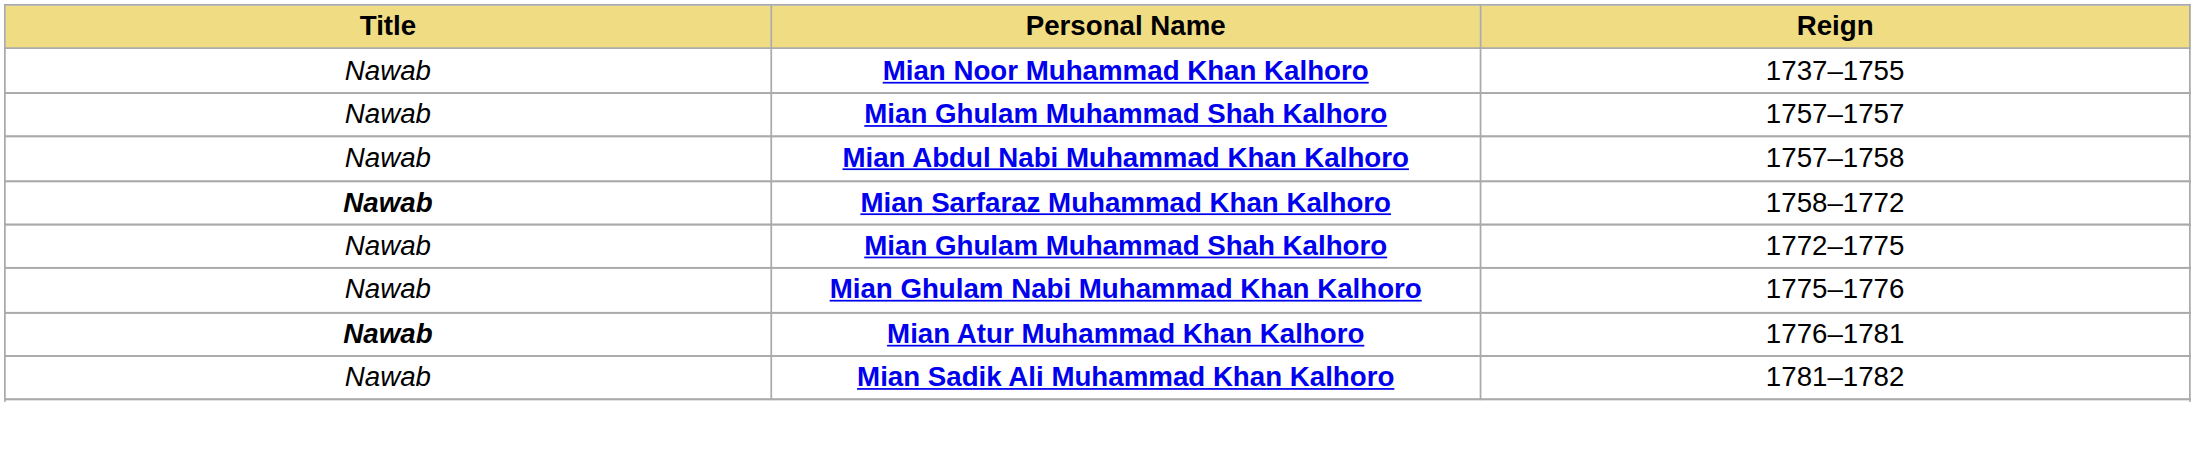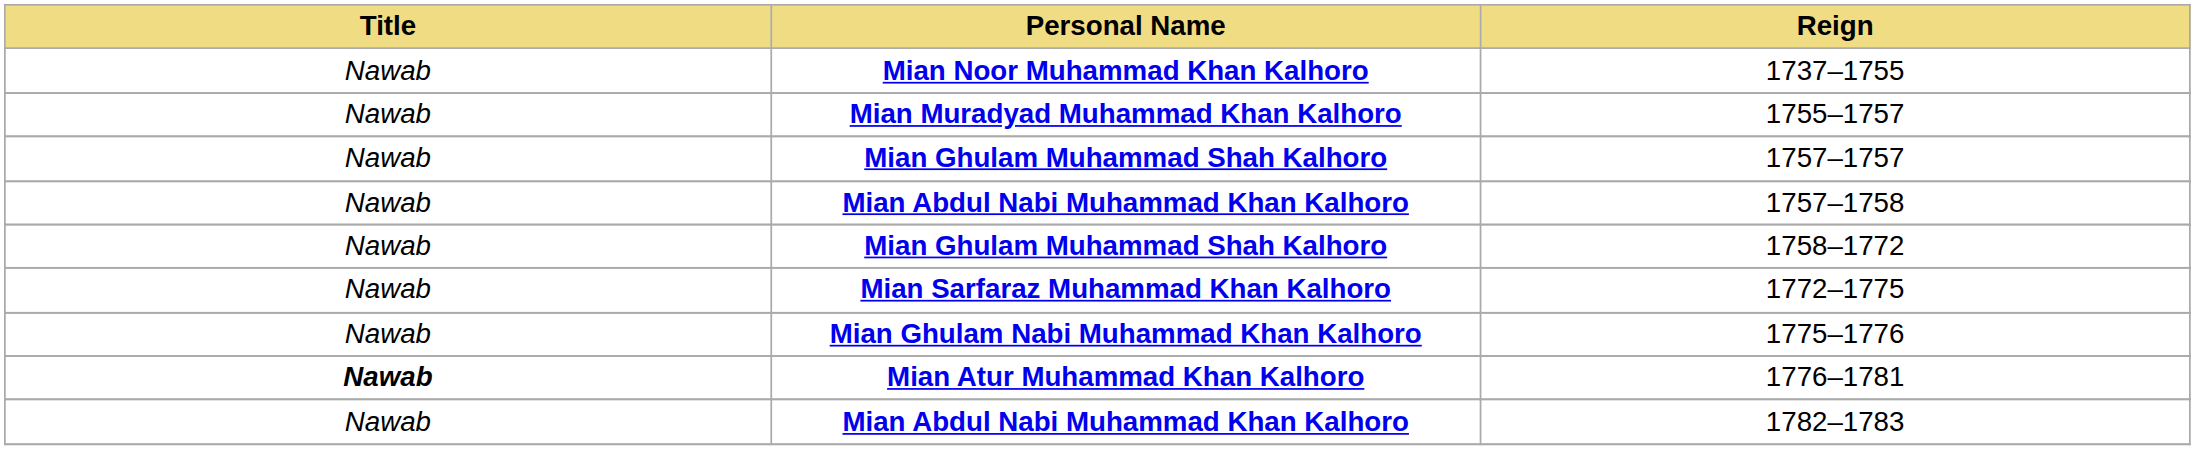+ row: (1835, 114)
(388, 202) bold -> (388, 245) normal
(1126, 202) Mian Sarfaraz Muhammad Khan Kalhoro -> (1126, 245) Mian Ghulam Muhammad Shah Kalhoro
(1126, 245) Mian Ghulam Muhammad Shah Kalhoro -> (1126, 289) Mian Sarfaraz Muhammad Khan Kalhoro
- row: (1835, 377)
+ row: (1835, 421)
